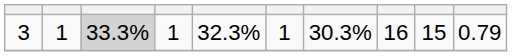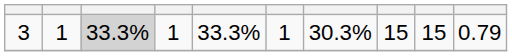(229, 32) 32.3% -> (229, 32) 33.3%
(396, 32) 16 -> (396, 32) 15
